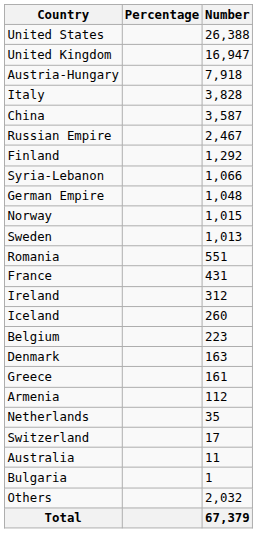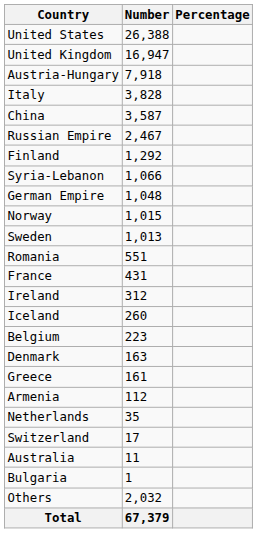columns swapped: (227, 15) <-> (162, 15)
